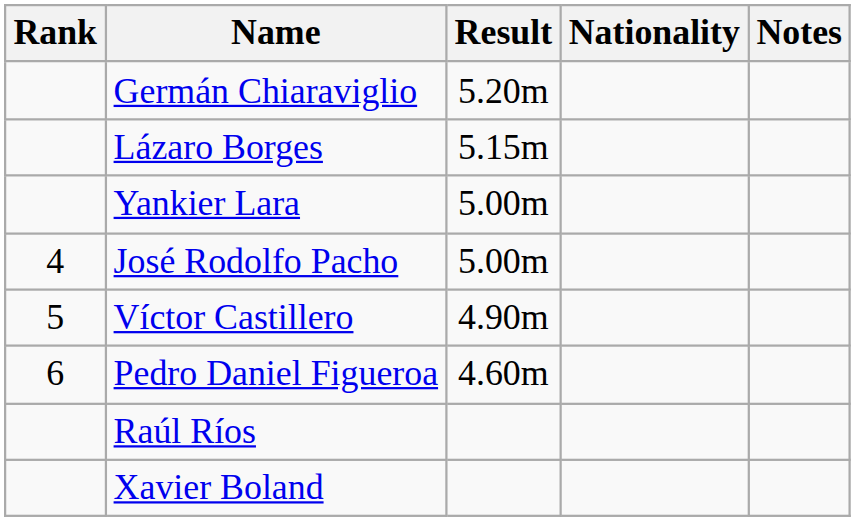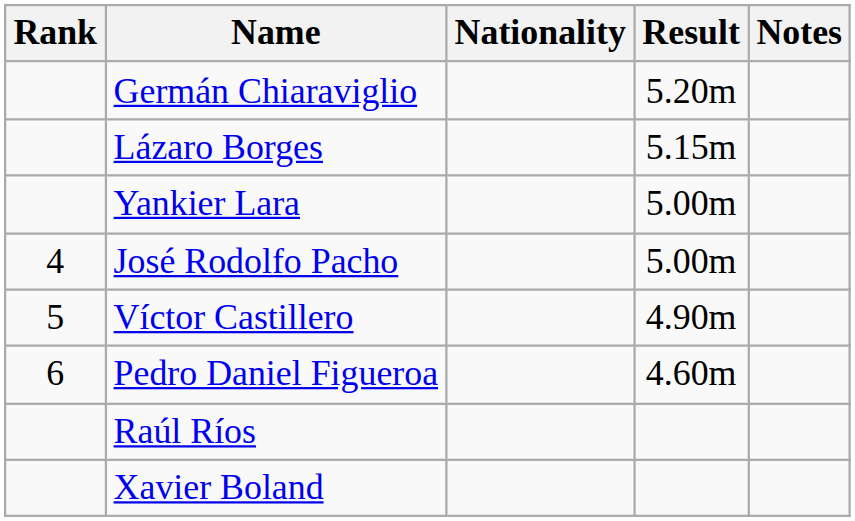columns swapped: (654, 32) <-> (503, 32)
